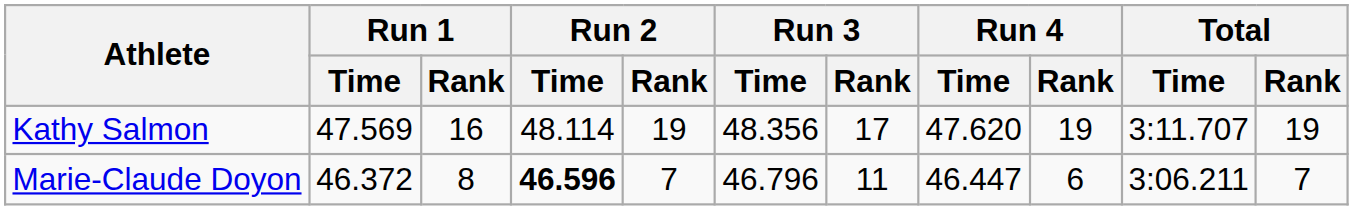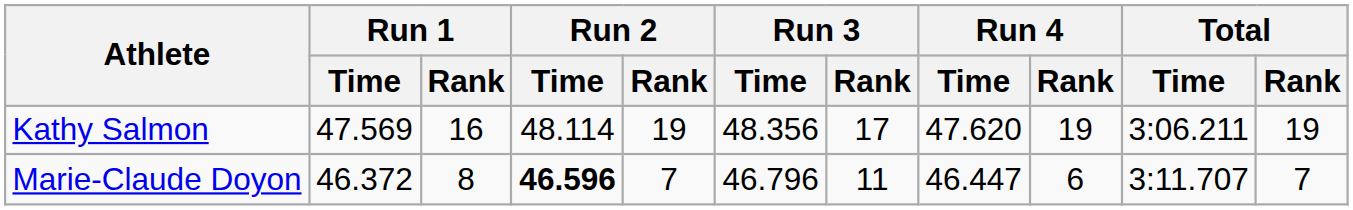(1189, 130) 3:11.707 -> (1189, 130) 3:06.211
(1189, 180) 3:06.211 -> (1189, 180) 3:11.707
